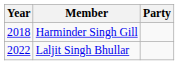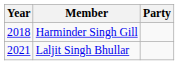(19, 50) 2022 -> (19, 50) 2021
